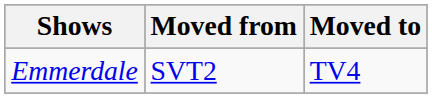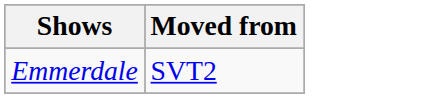- column: (365, 26)
